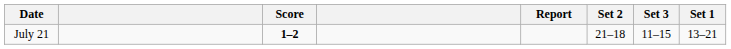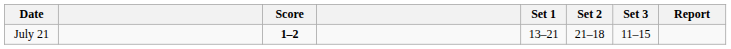columns swapped: (702, 14) <-> (554, 14)
